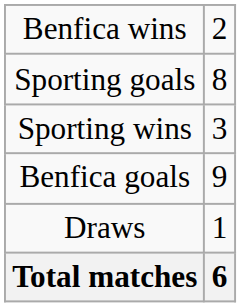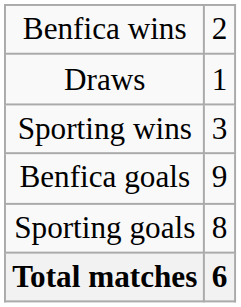rows swapped: (105, 227) <-> (105, 78)
